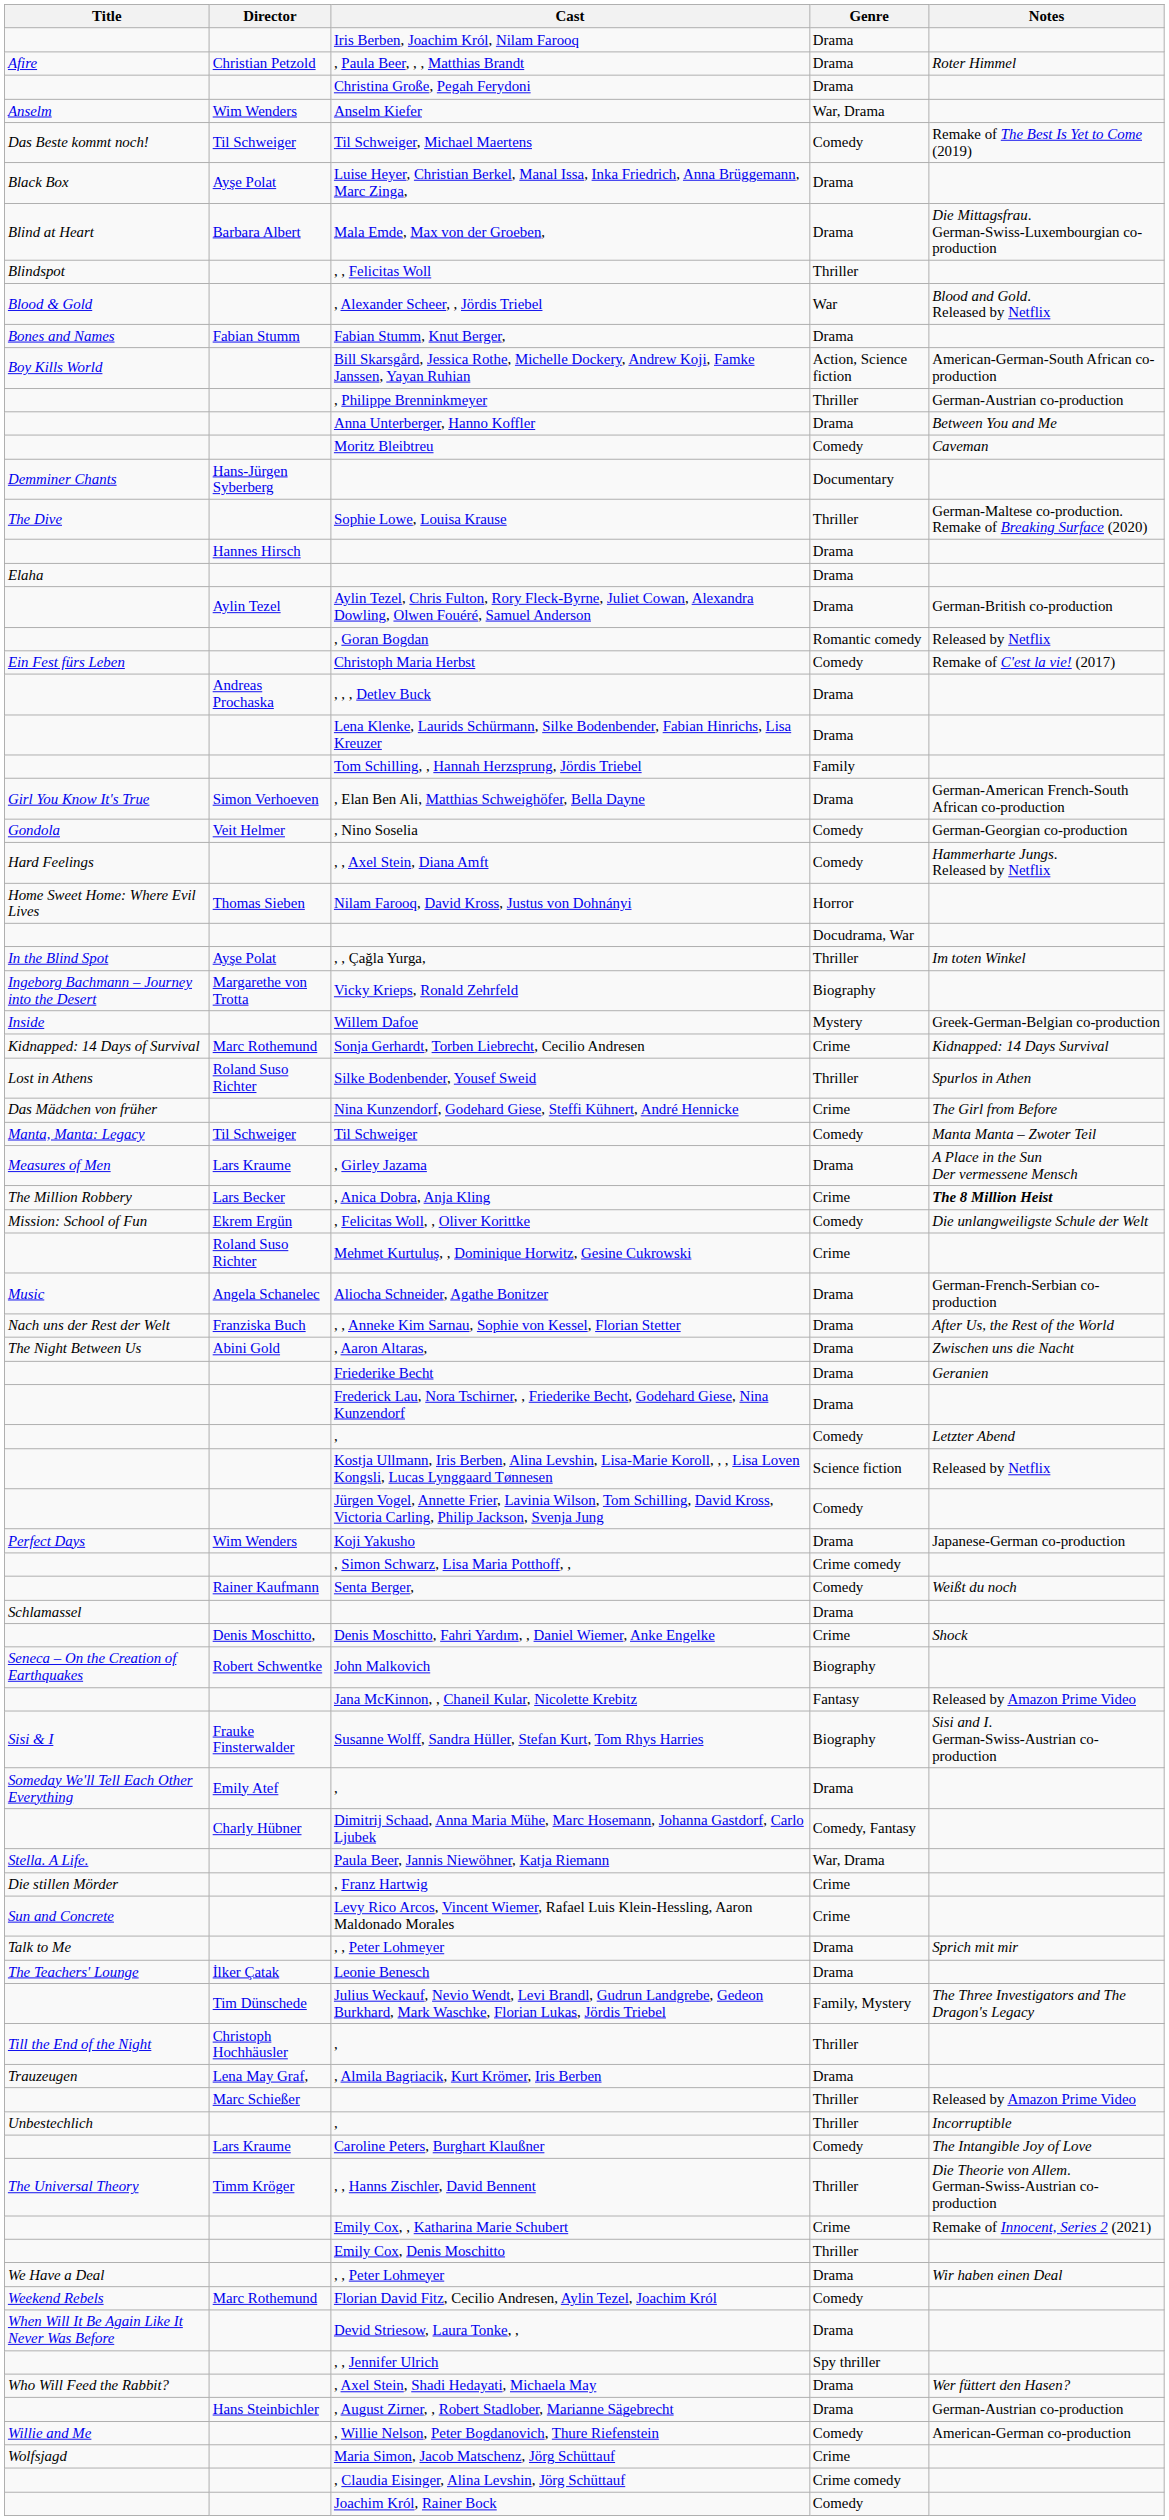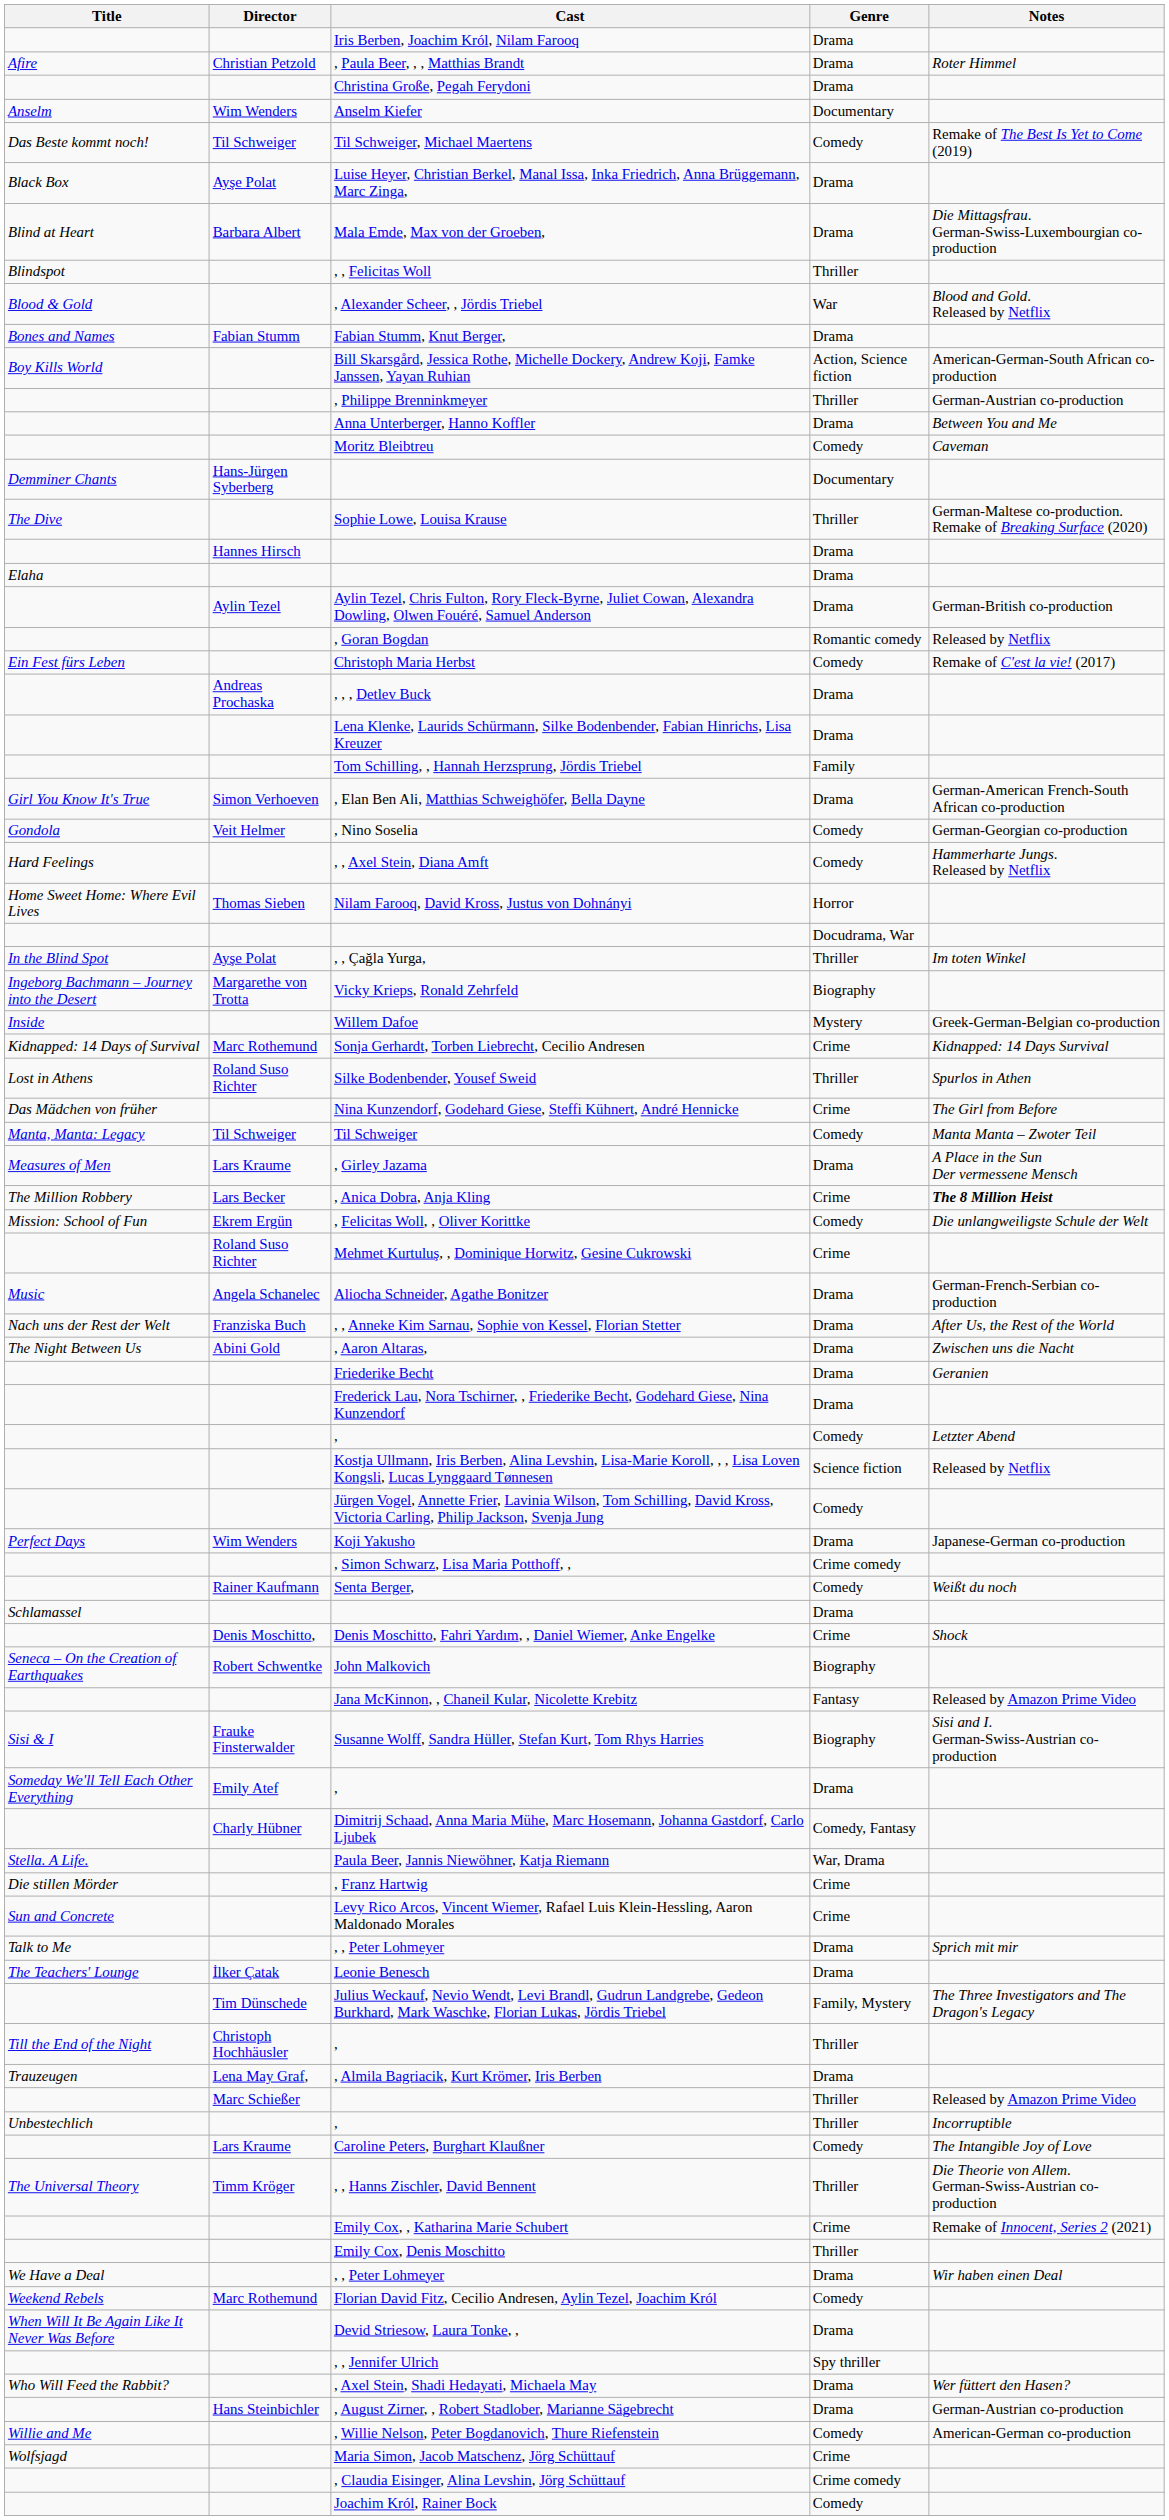(849, 110) War, Drama -> (853, 110) Documentary
